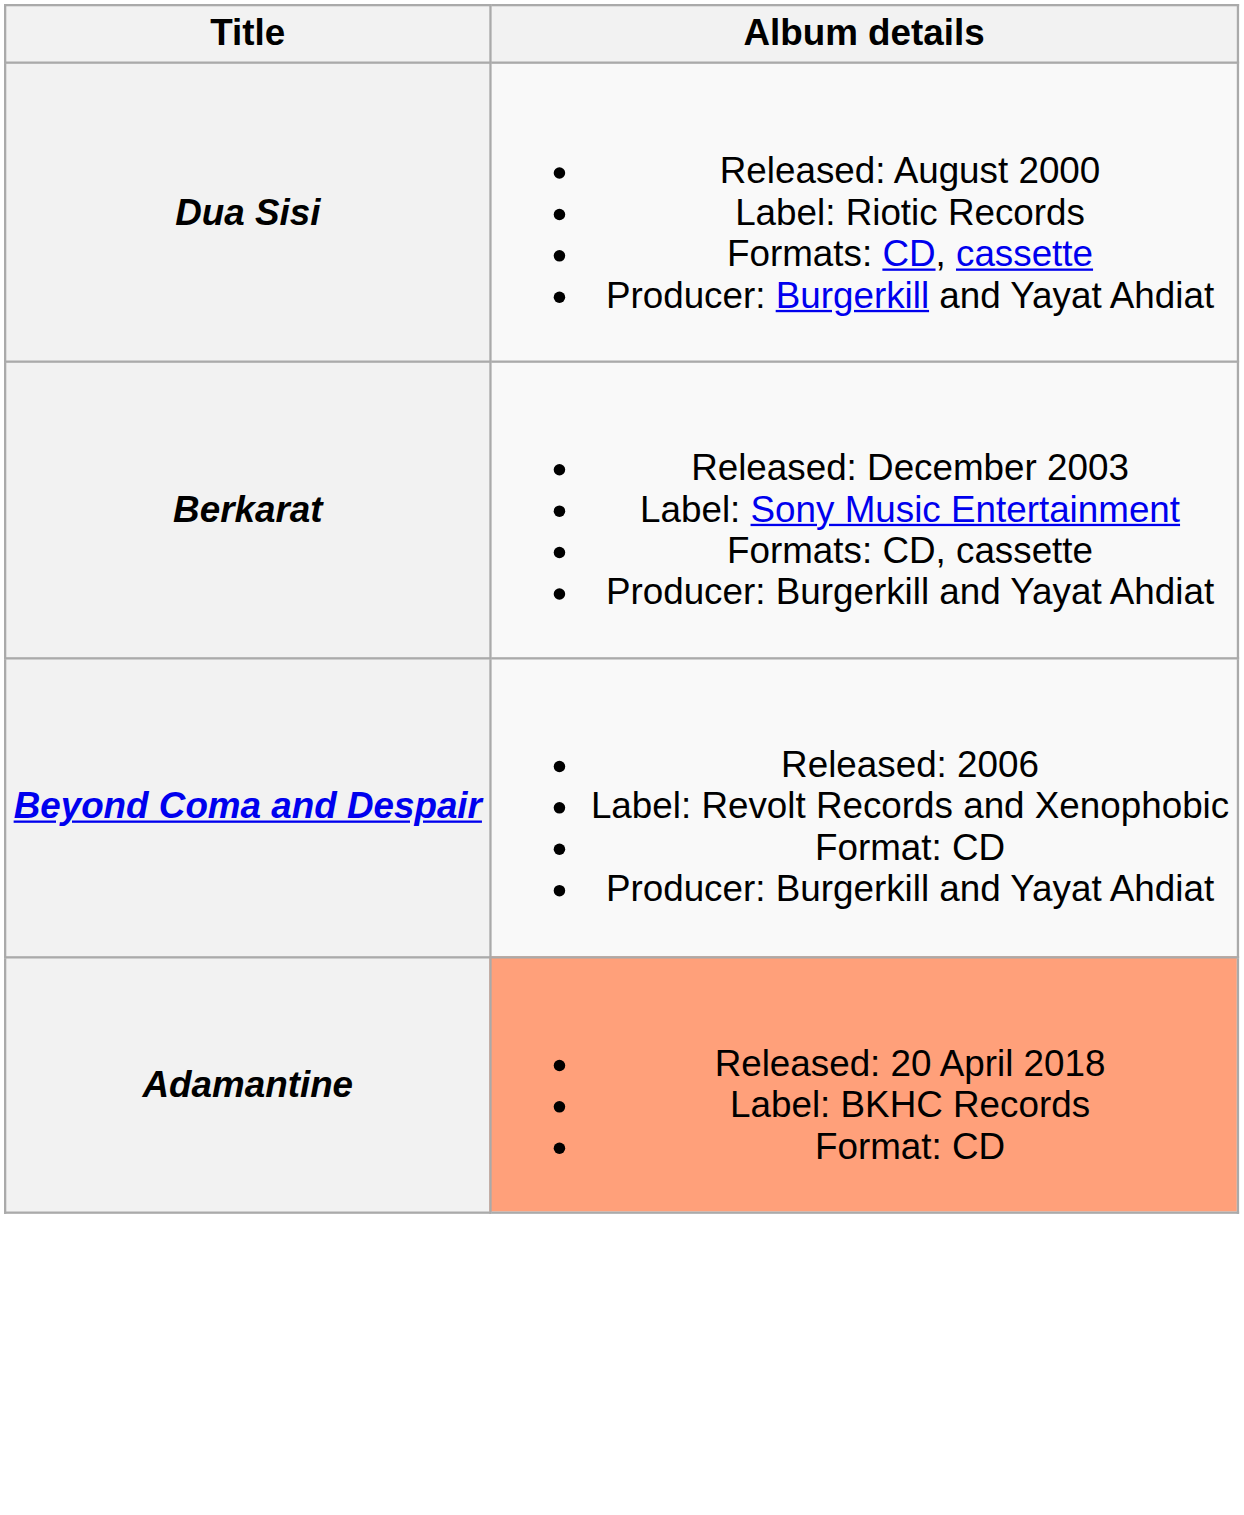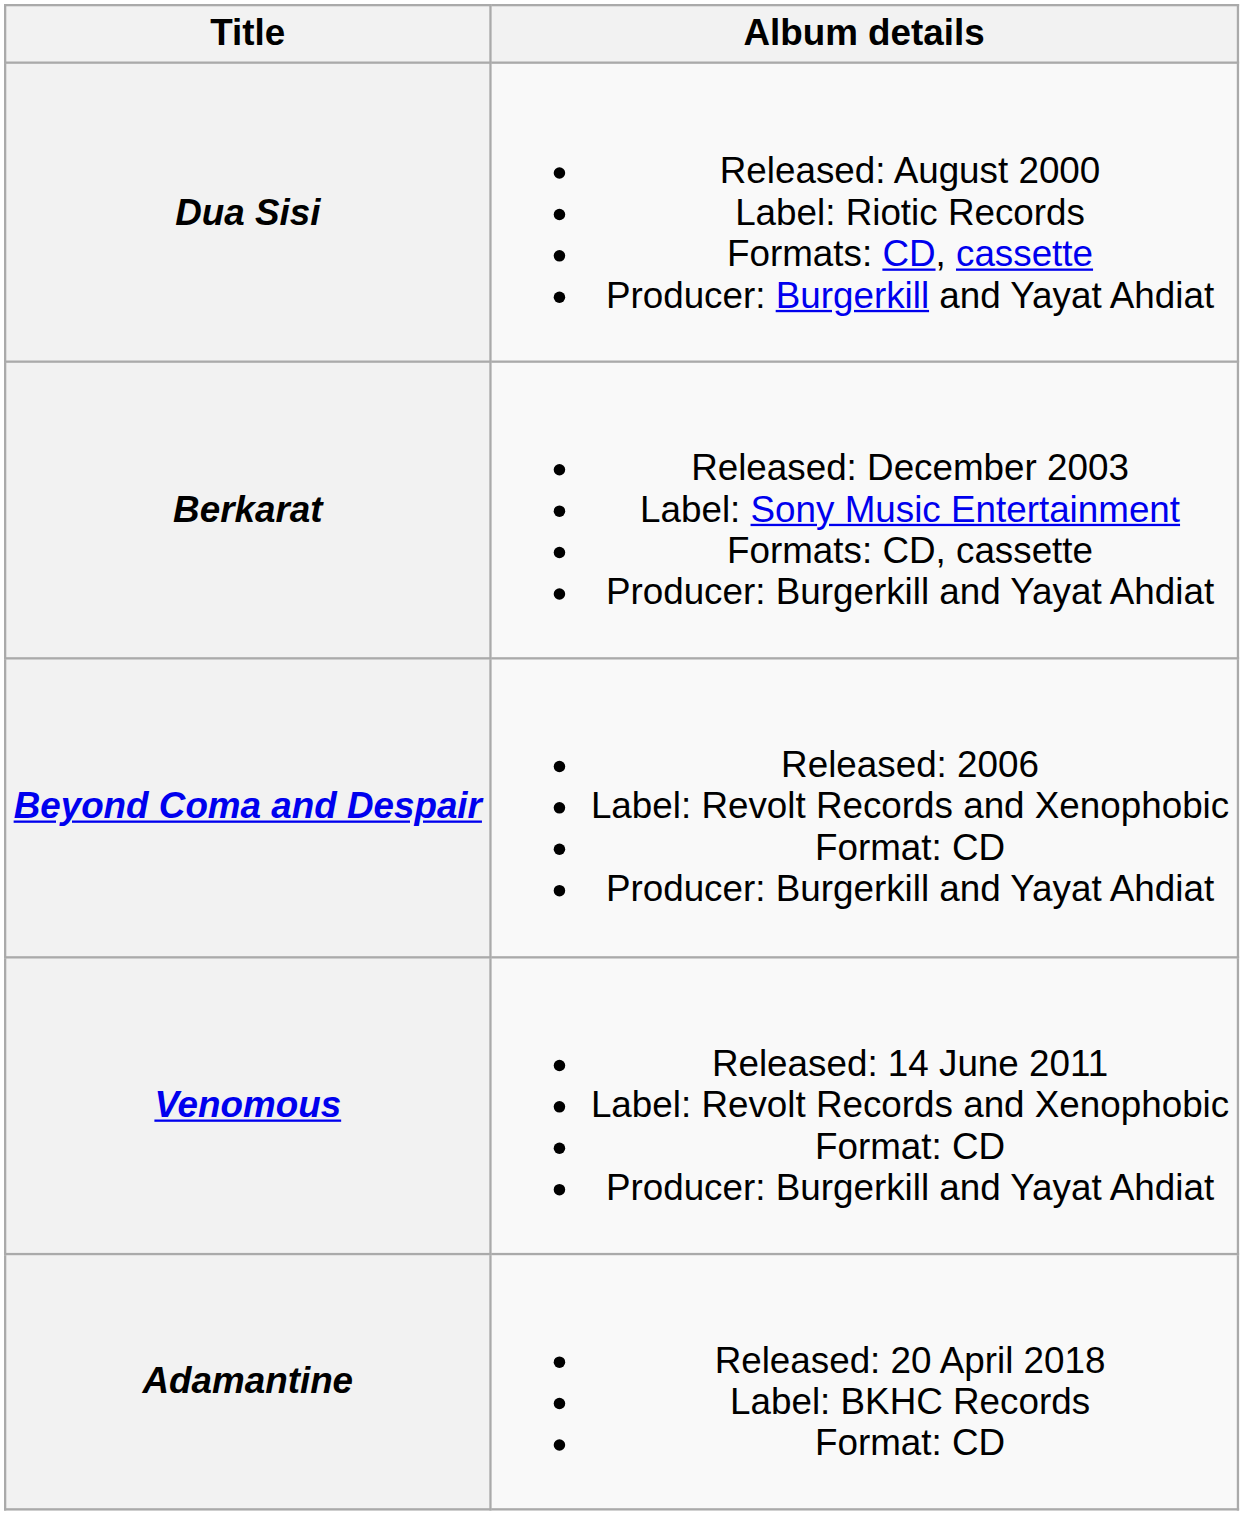+ row: (248, 1104)
(864, 1105) lightsalmon background -> (864, 1403) no background
